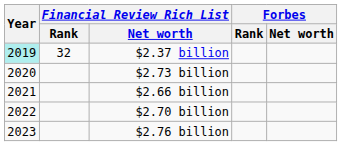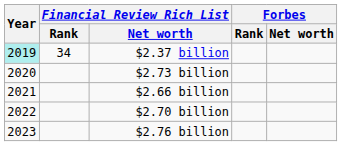(64, 53) 32 -> (64, 53) 34
